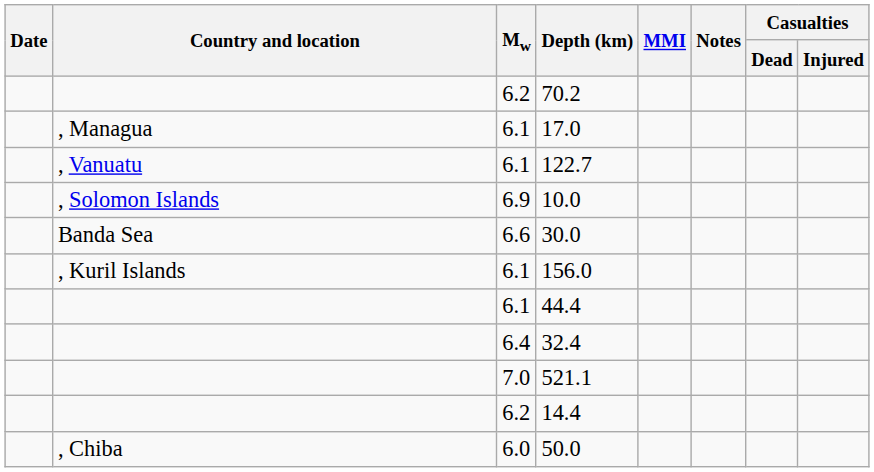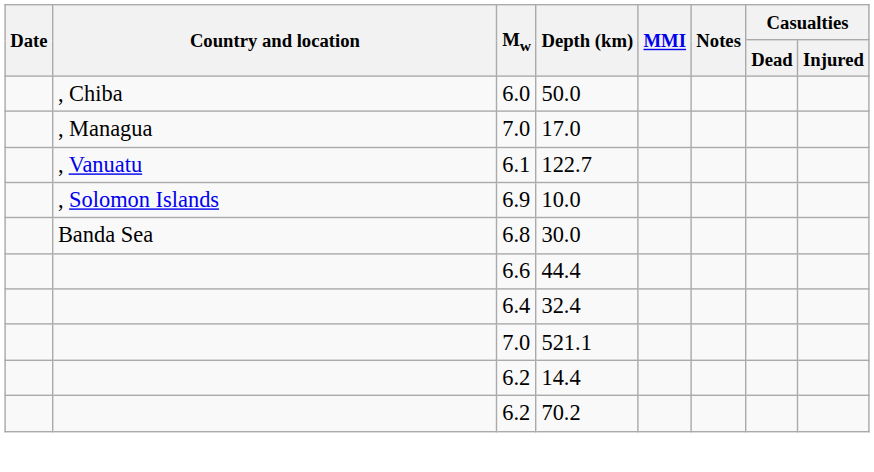rows swapped: (561, 448) <-> (561, 93)
(516, 128) 6.1 -> (516, 128) 7.0
(516, 235) 6.6 -> (516, 235) 6.8
- row: (567, 270)
(516, 306) 6.1 -> (516, 270) 6.6
